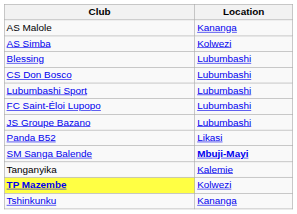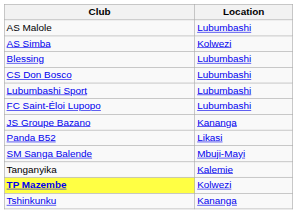(217, 28) Kananga -> (224, 28) Lubumbashi
(224, 122) Lubumbashi -> (217, 122) Kananga
(223, 153) bold -> (221, 153) normal
